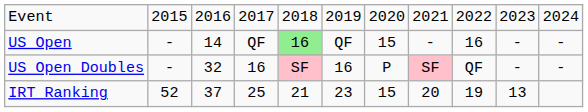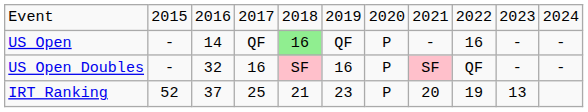(387, 42) 15 -> (387, 42) P
(387, 93) 15 -> (387, 93) P
